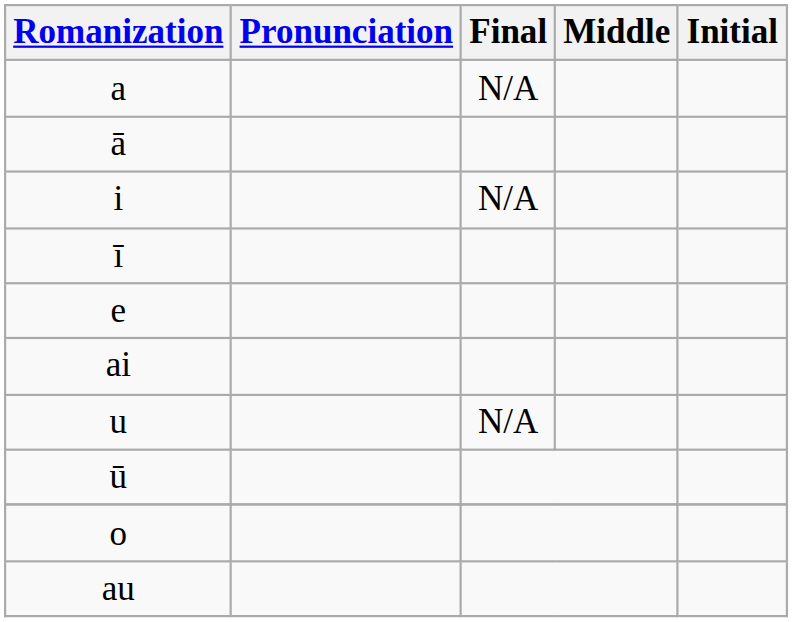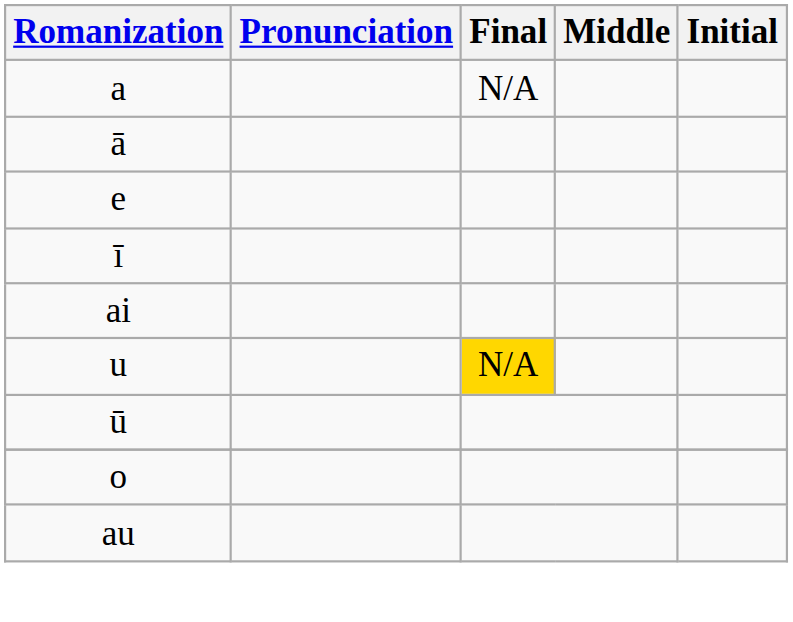- row: (118, 198)
rows swapped: (118, 254) <-> (118, 310)
(508, 421) no background -> (508, 365) gold background
